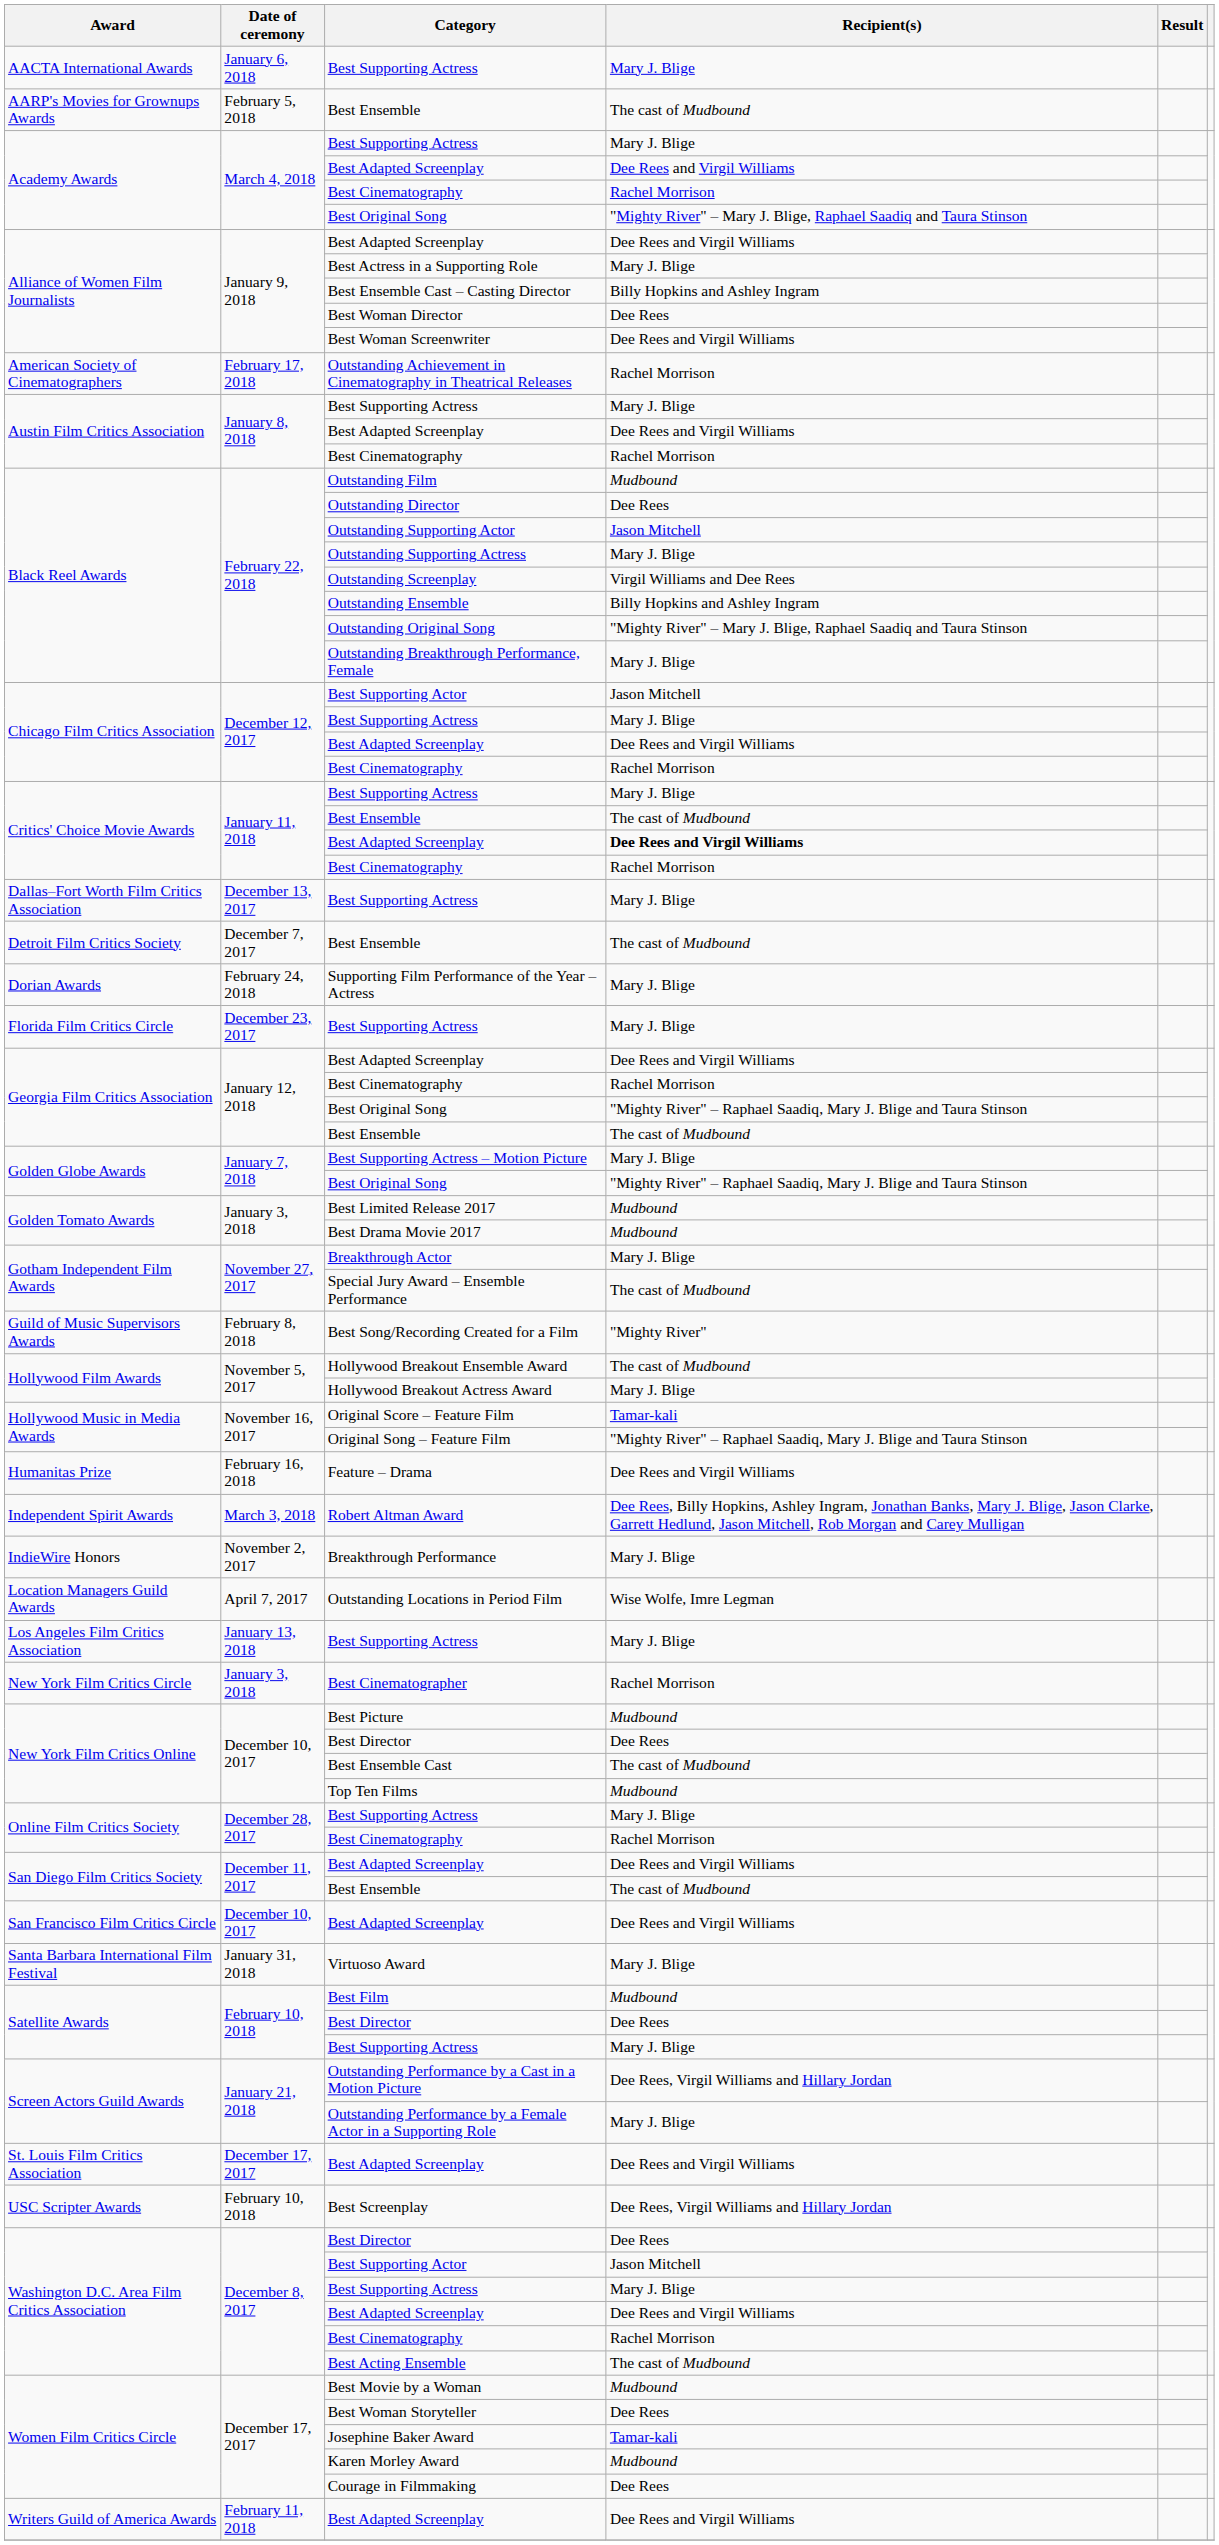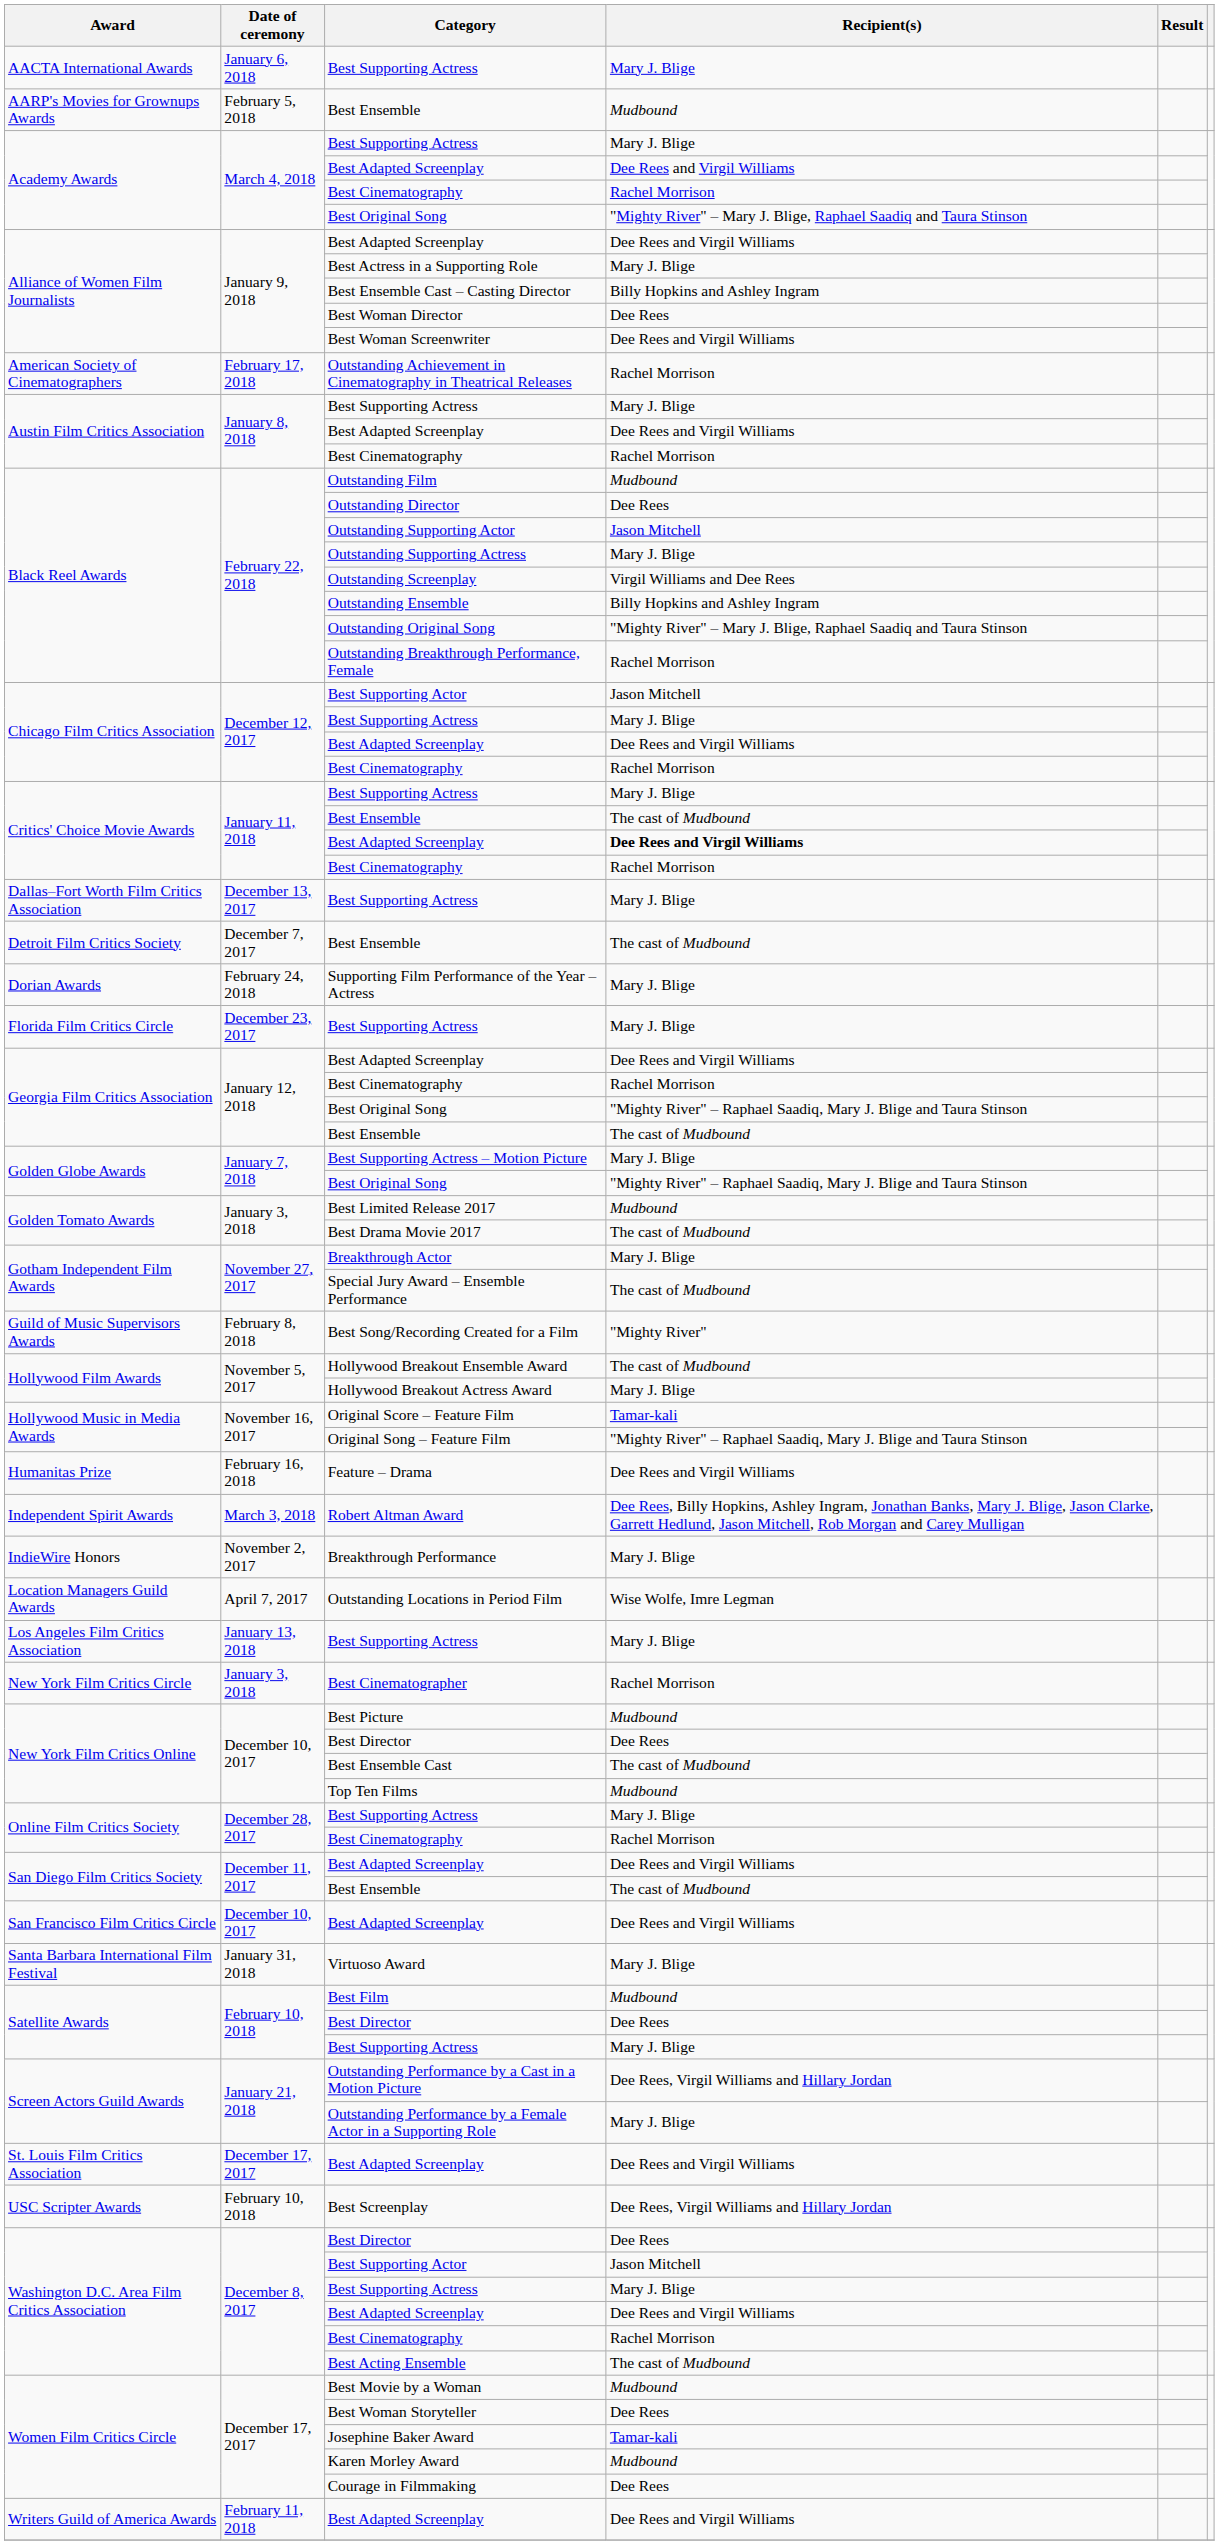(680, 109) The cast of Mudbound -> (644, 109) Mudbound
(652, 661) Mary J. Blige -> (662, 661) Rachel Morrison
(644, 1232) Mudbound -> (680, 1232) The cast of Mudbound
